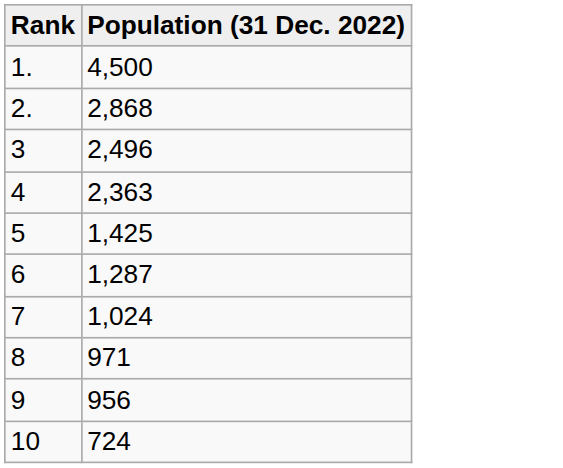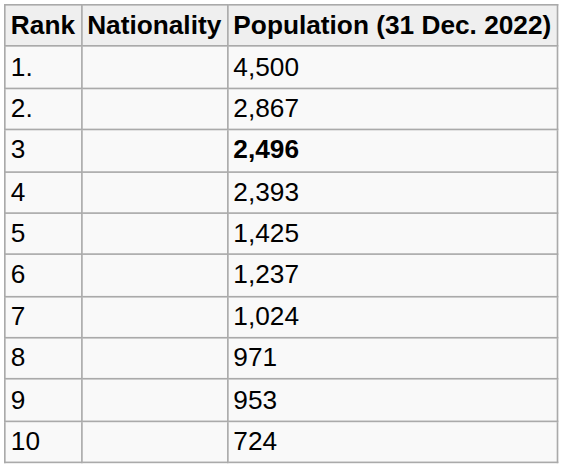+ column: (154, 25)
(120, 108) 2,868 -> (266, 108) 2,867
(120, 150) normal -> (266, 150) bold
(120, 191) 2,363 -> (266, 191) 2,393
(120, 274) 1,287 -> (266, 274) 1,237
(109, 399) 956 -> (255, 399) 953
